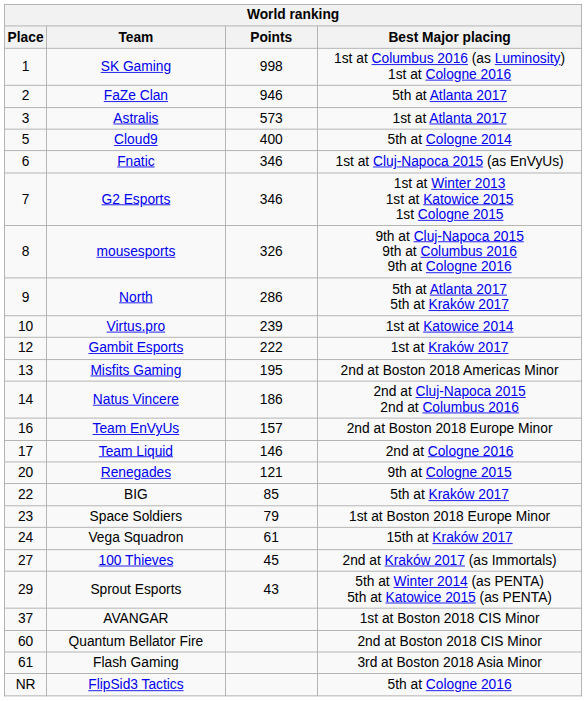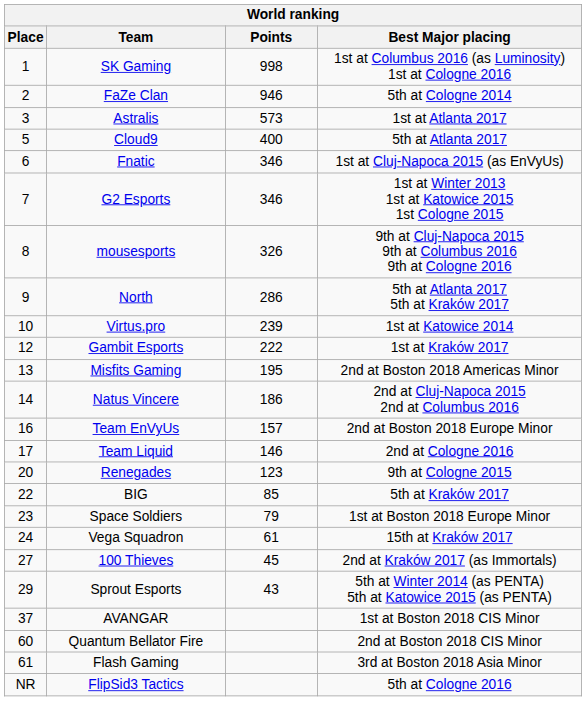(450, 96) 5th at Atlanta 2017 -> (450, 96) 5th at Cologne 2014
(450, 140) 5th at Cologne 2014 -> (450, 140) 5th at Atlanta 2017
(271, 472) 121 -> (271, 472) 123
